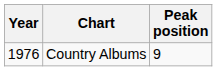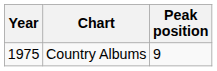(24, 54) 1976 -> (24, 54) 1975
